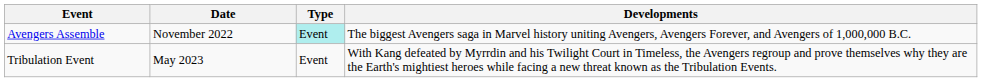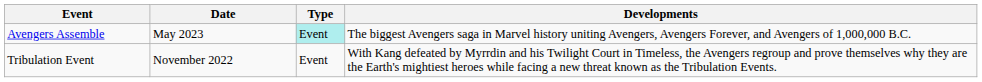(193, 33) November 2022 -> (178, 33) May 2023
(178, 60) May 2023 -> (193, 60) November 2022
